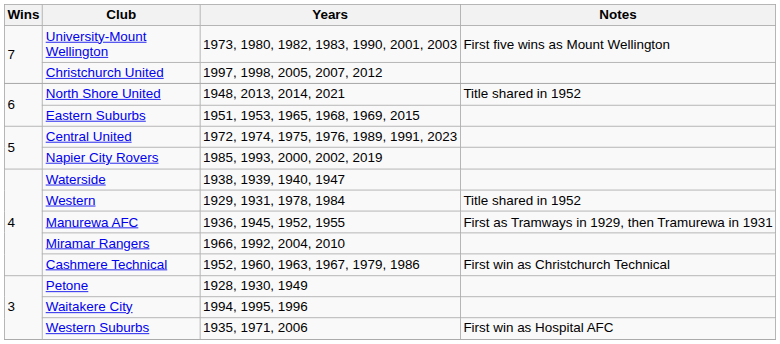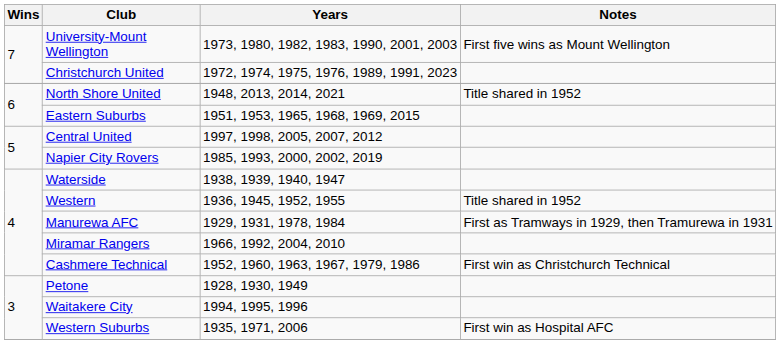(293, 72) 1997, 1998, 2005, 2007, 2012 -> (330, 72) 1972, 1974, 1975, 1976, 1989, 1991, 2023
(330, 136) 1972, 1974, 1975, 1976, 1989, 1991, 2023 -> (293, 136) 1997, 1998, 2005, 2007, 2012
(274, 200) 1929, 1931, 1978, 1984 -> (274, 200) 1936, 1945, 1952, 1955
(274, 222) 1936, 1945, 1952, 1955 -> (274, 222) 1929, 1931, 1978, 1984
